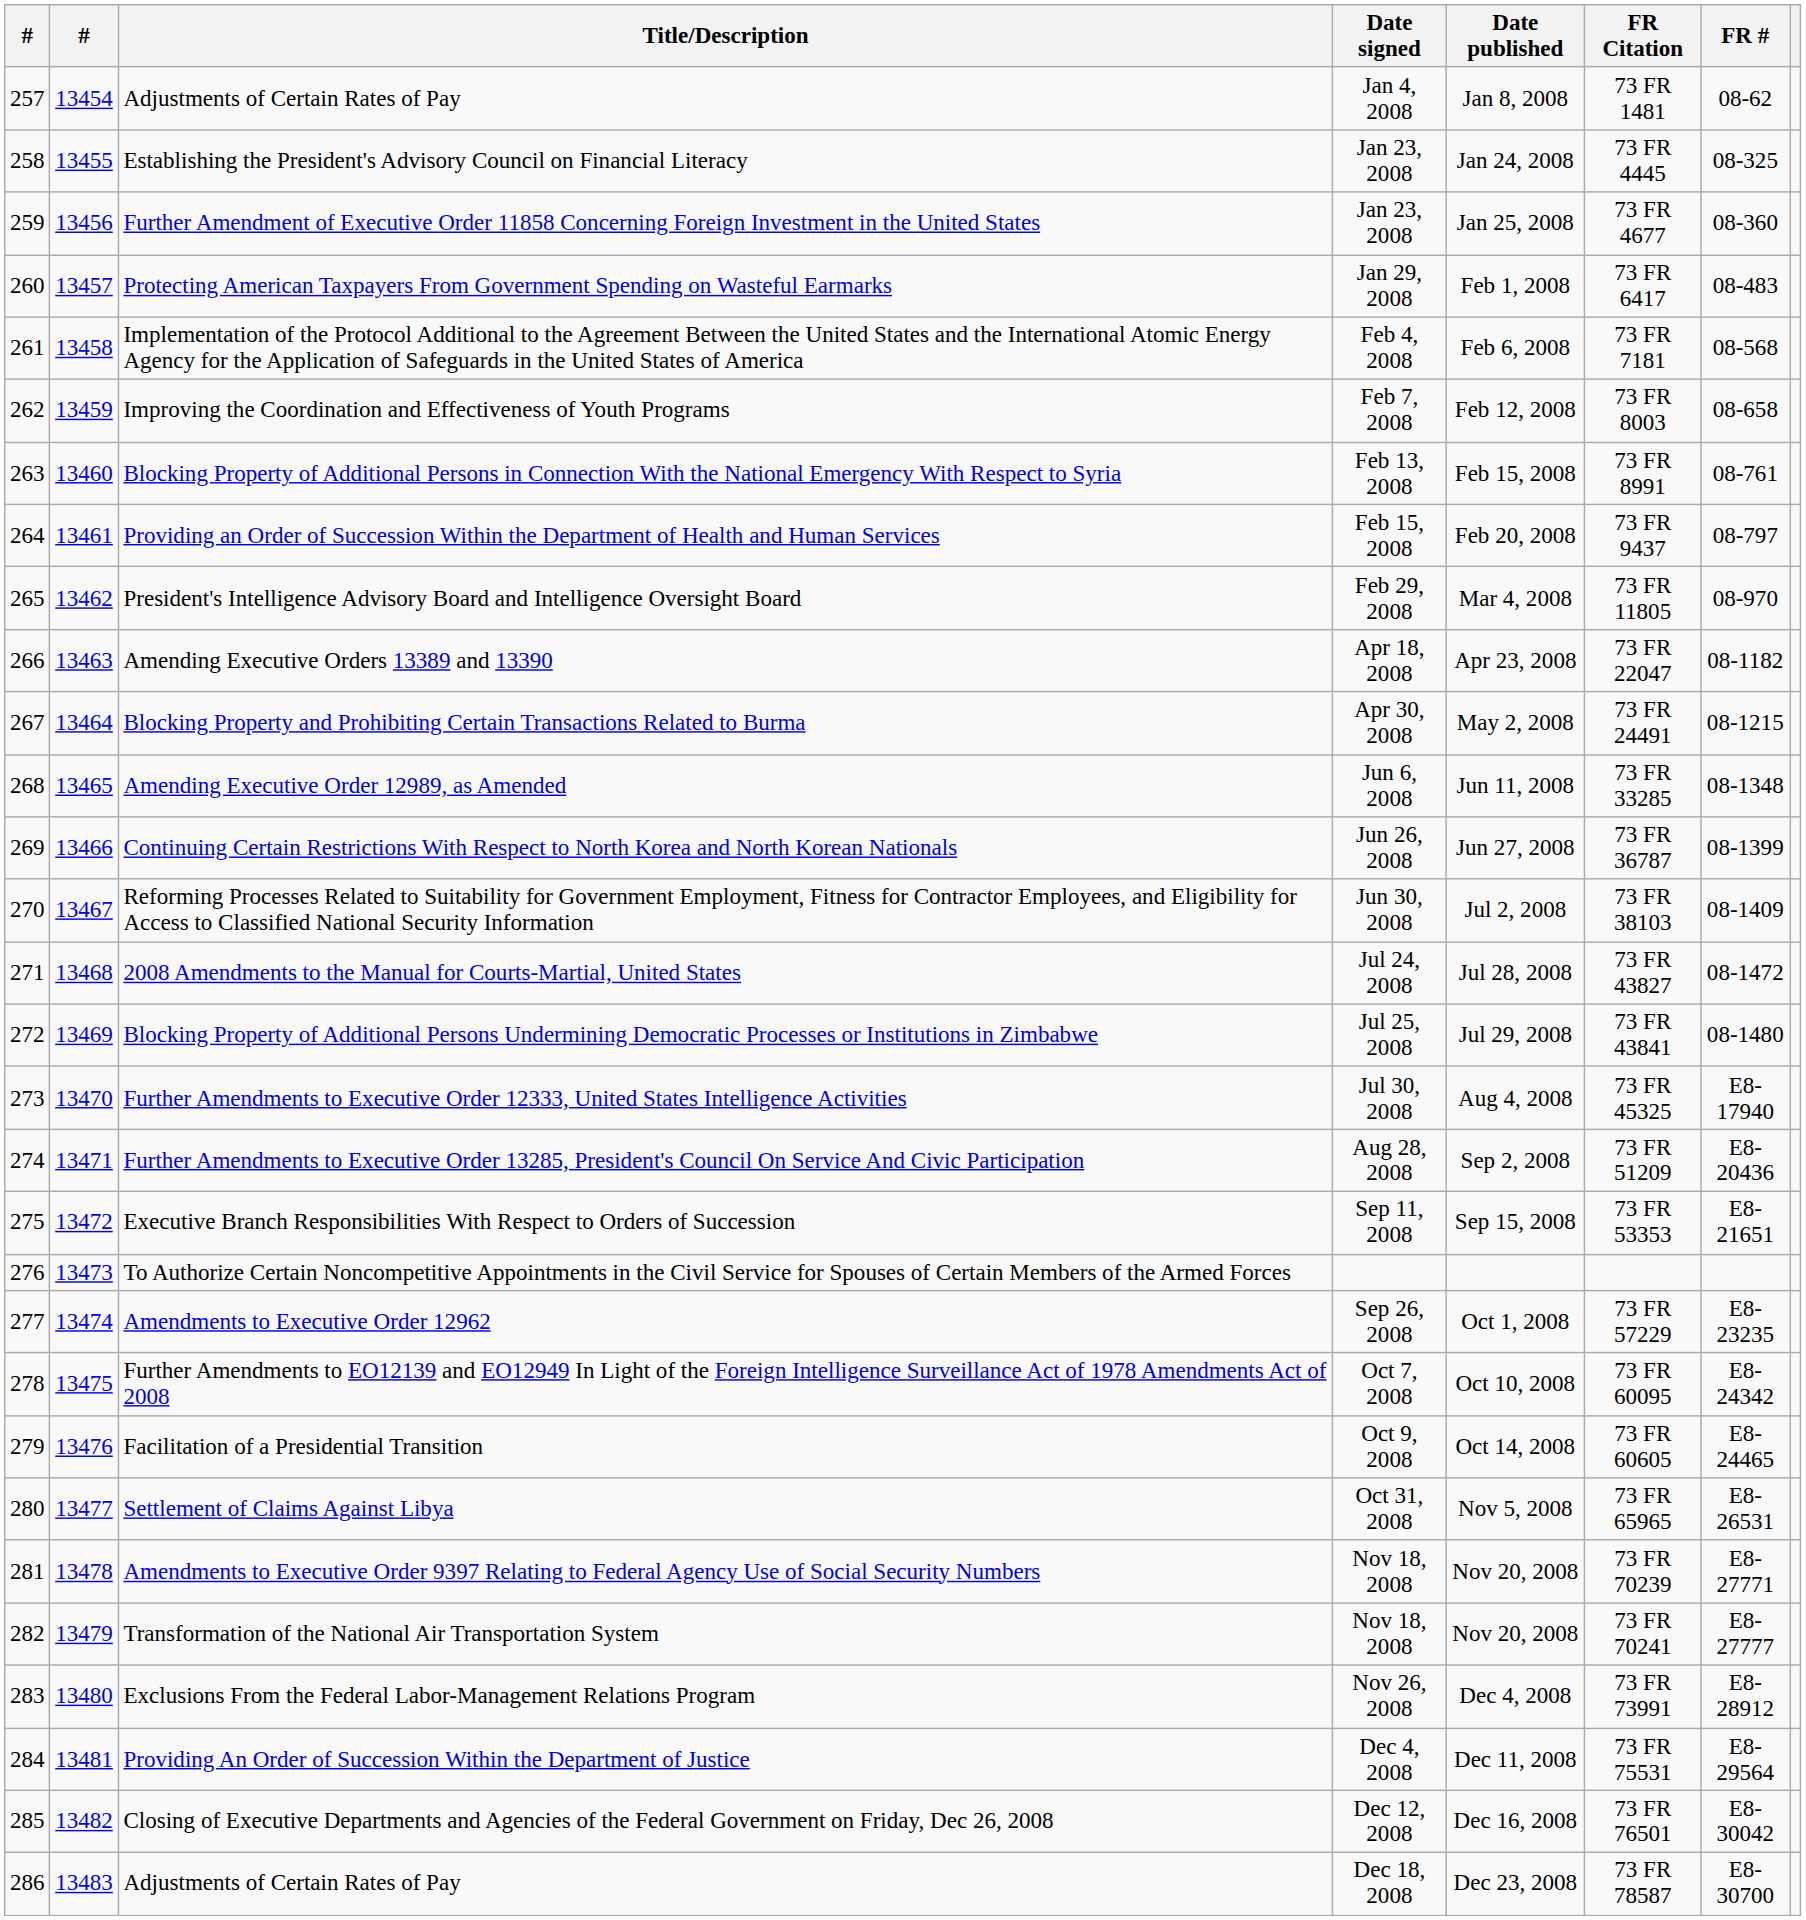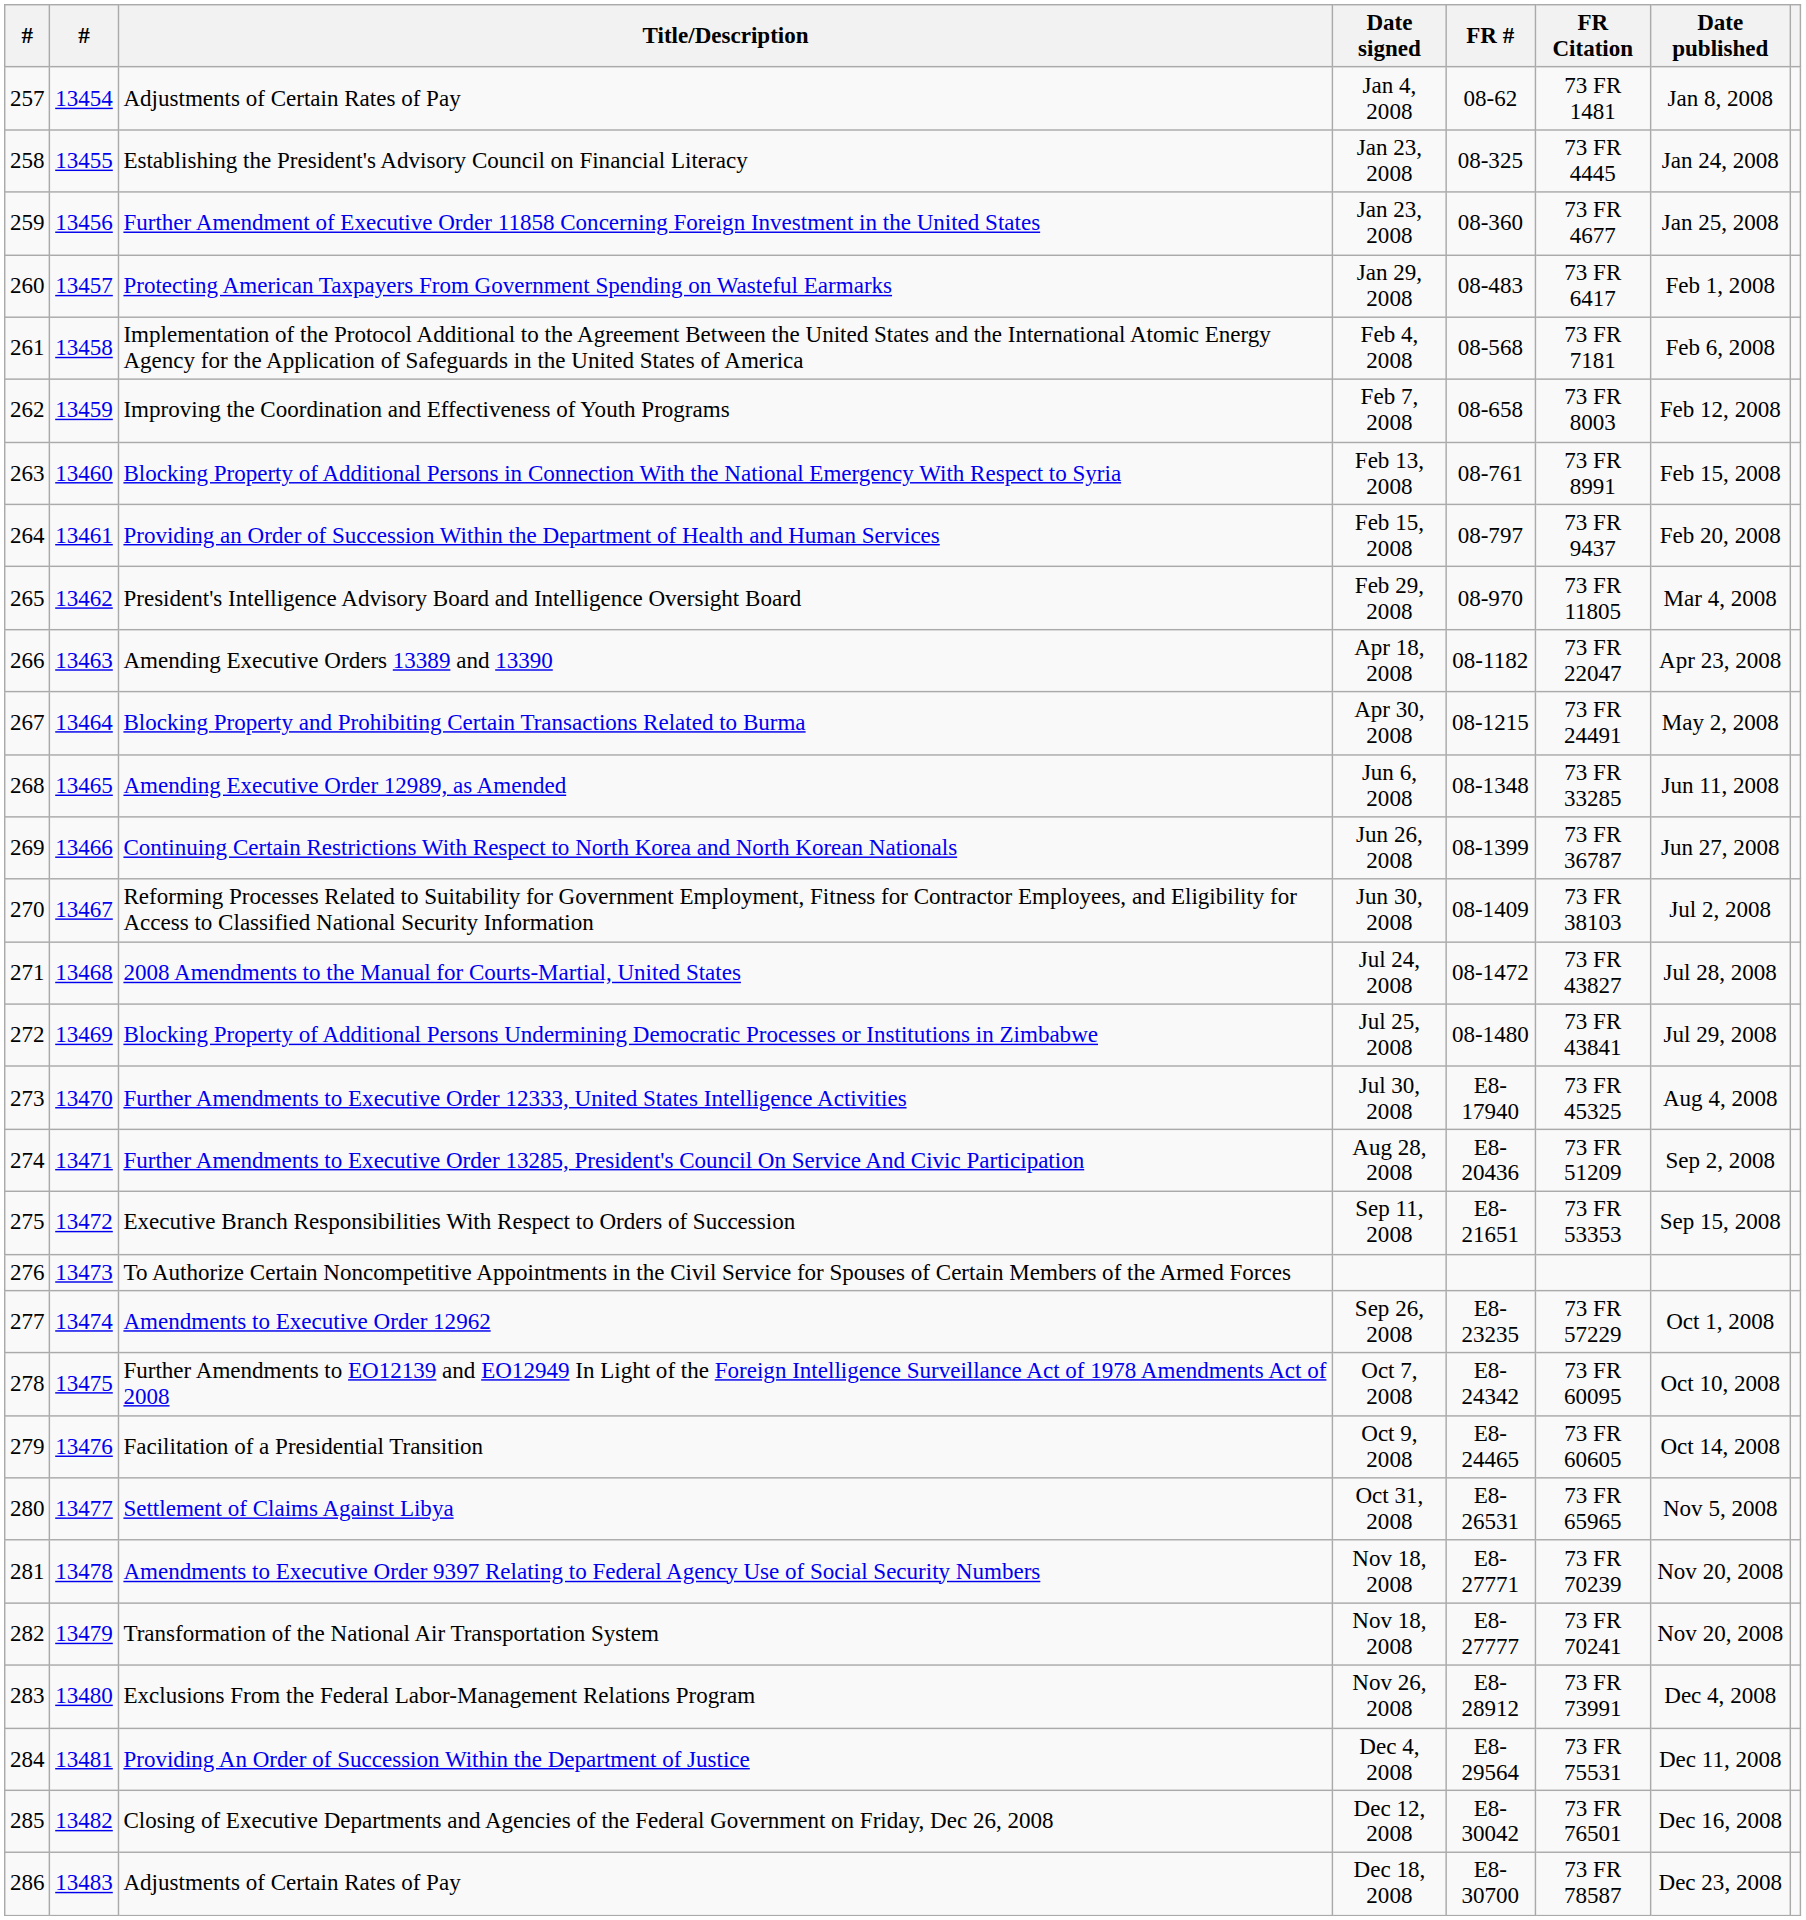columns swapped: (1515, 35) <-> (1745, 35)
